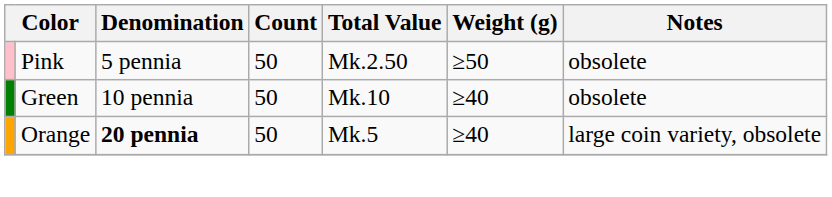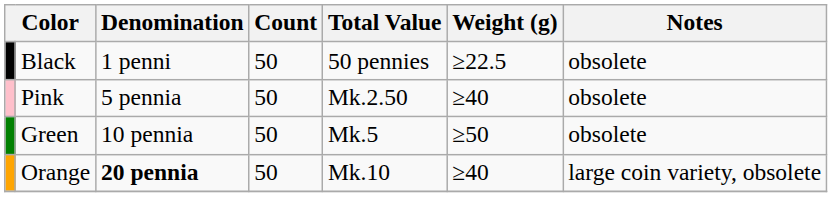+ row: (48, 60)
(471, 60) ≥50 -> (471, 97) ≥40
(359, 97) Mk.10 -> (353, 135) Mk.5
(471, 97) ≥40 -> (471, 135) ≥50
(353, 135) Mk.5 -> (359, 172) Mk.10
